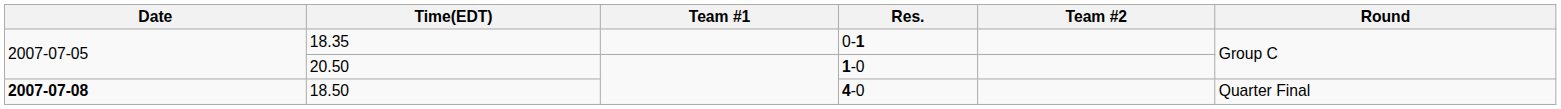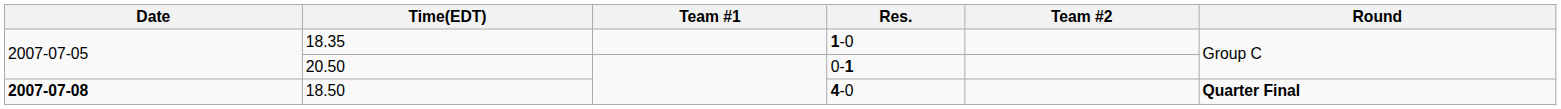(853, 41) 0-1 -> (842, 41) 1-0
(853, 66) 1-0 -> (842, 66) 0-1
(1264, 91) normal -> (1251, 91) bold
